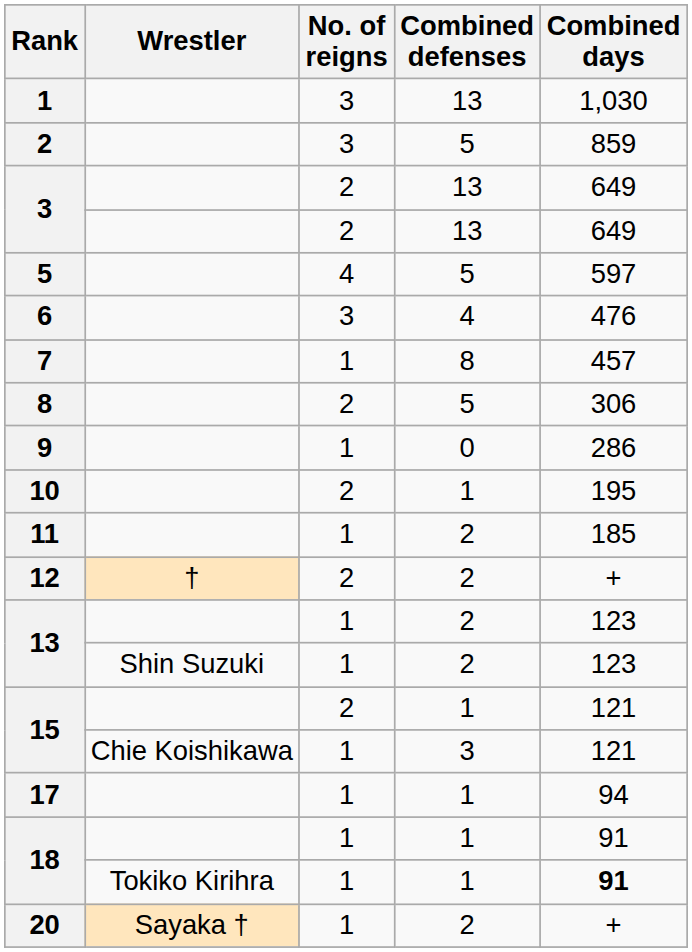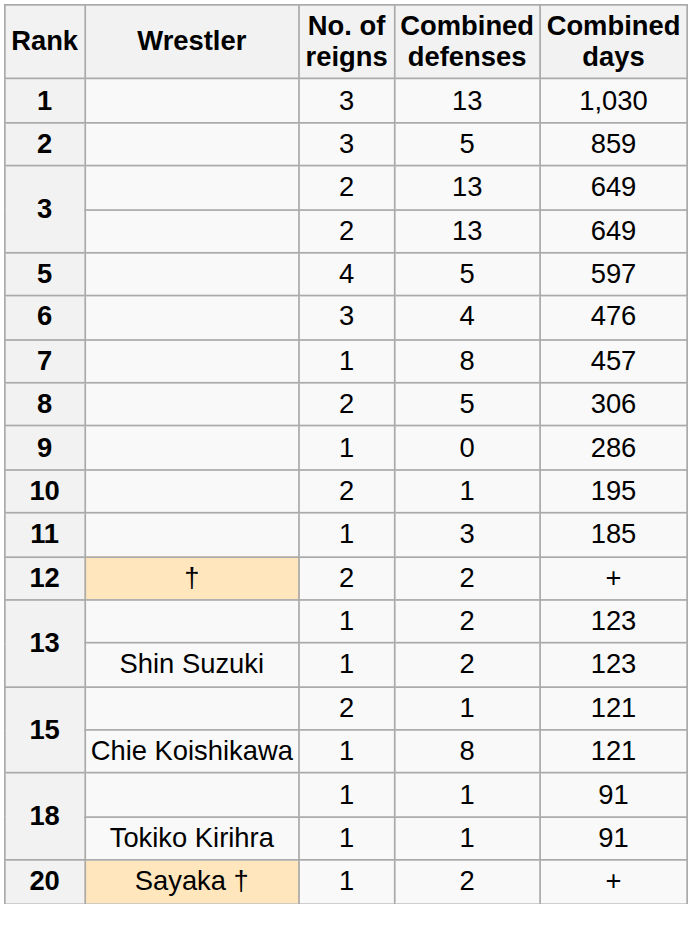(467, 534) 2 -> (467, 534) 3
(467, 751) 3 -> (467, 751) 8
- row: (45, 794)
(613, 881) bold -> (613, 838) normal
